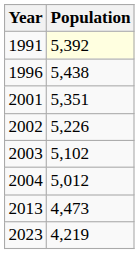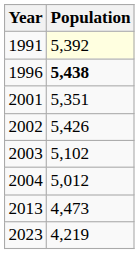(70, 72) normal -> (70, 72) bold
(70, 126) 5,226 -> (70, 126) 5,426
